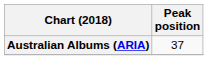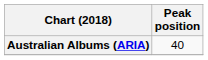(177, 45) 37 -> (177, 45) 40
